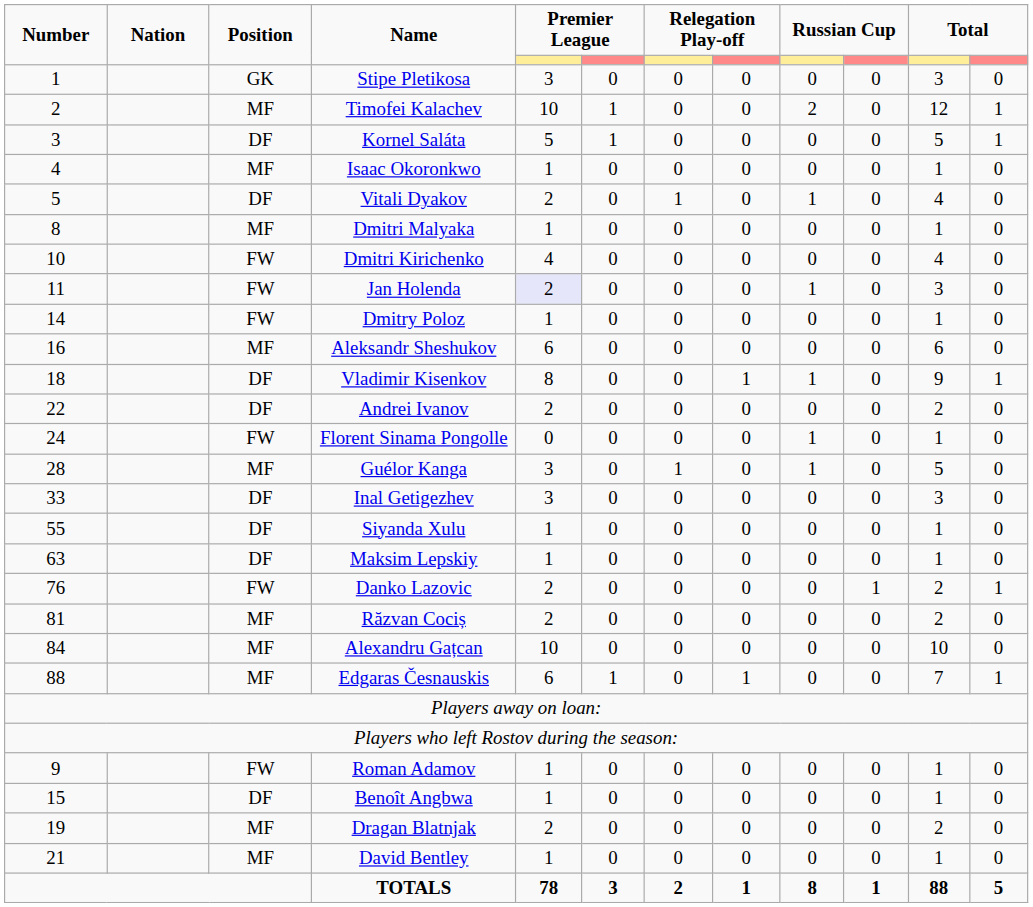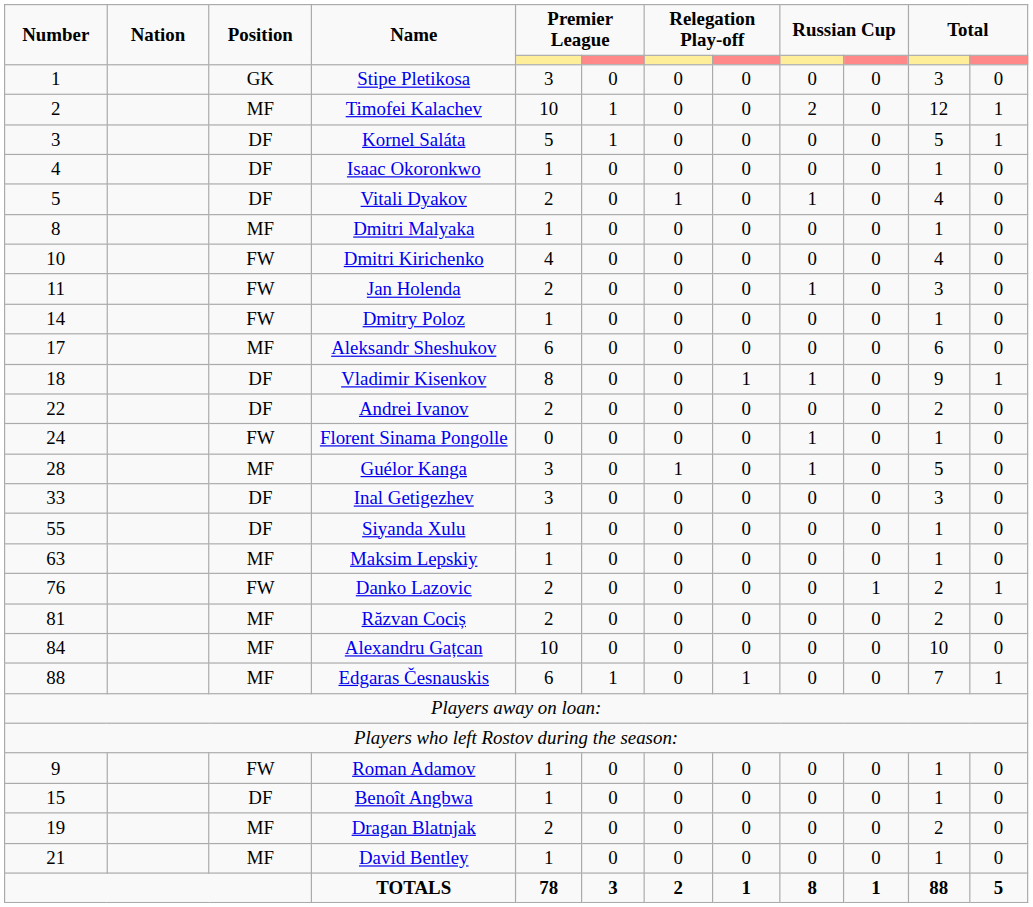(260, 169) MF -> (260, 169) DF
(549, 288) lavender background -> (549, 288) no background
(56, 348) 16 -> (56, 348) 17
(260, 558) DF -> (260, 558) MF
